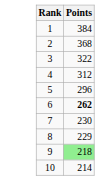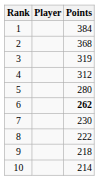+ column: (48, 12)
(85, 59) 322 -> (85, 59) 319
(85, 90) 296 -> (85, 90) 280
(85, 136) 229 -> (85, 136) 222
(85, 152) lightgreen background -> (85, 152) no background
